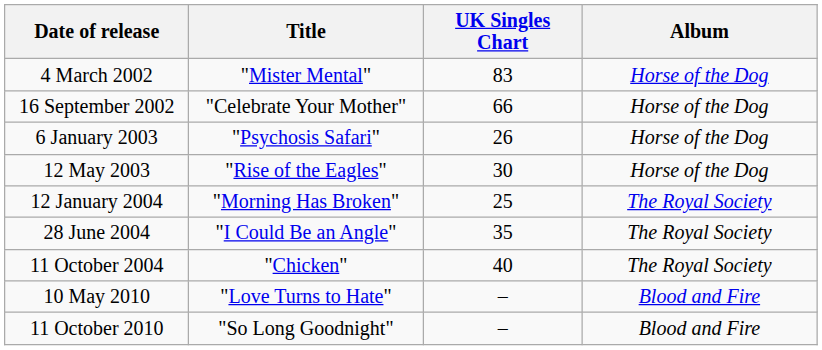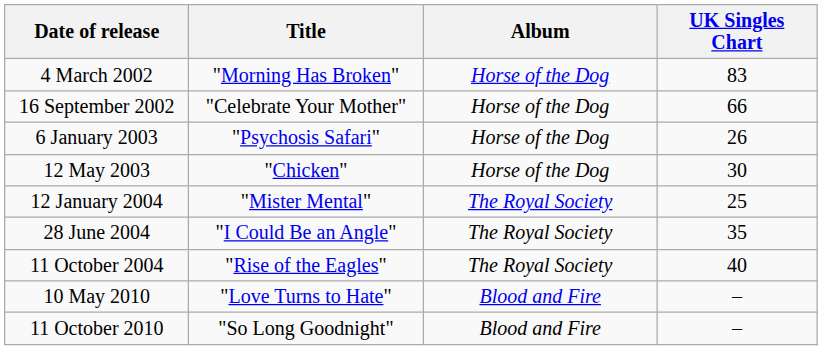columns swapped: (503, 31) <-> (699, 31)
(306, 74) "Mister Mental" -> (306, 74) "Morning Has Broken"
(306, 169) "Rise of the Eagles" -> (306, 169) "Chicken"
(306, 201) "Morning Has Broken" -> (306, 201) "Mister Mental"
(306, 264) "Chicken" -> (306, 264) "Rise of the Eagles"
